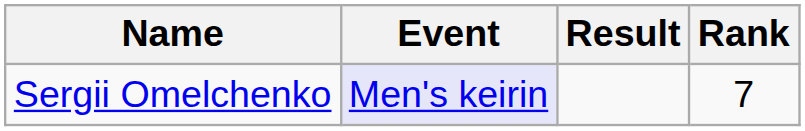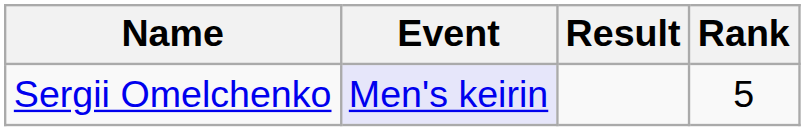(744, 93) 7 -> (744, 93) 5
